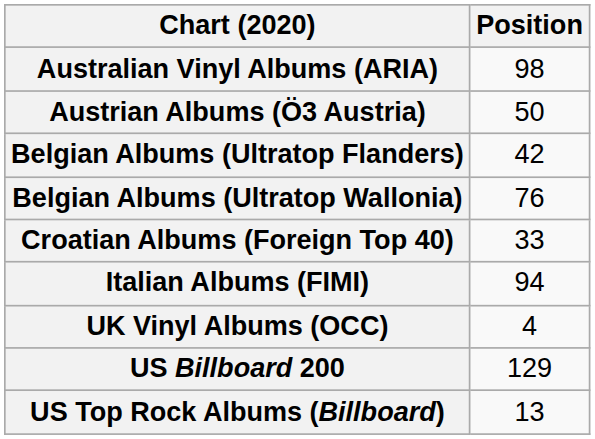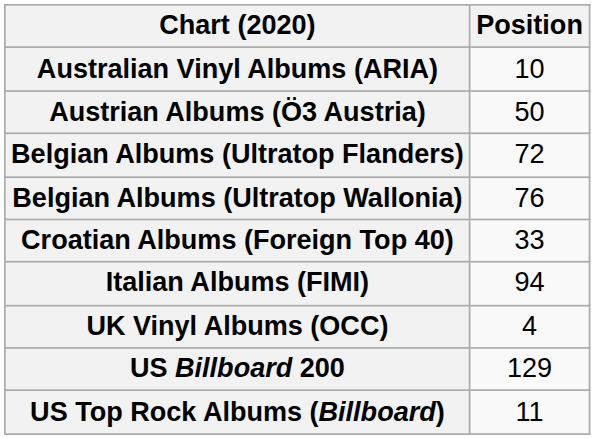(530, 68) 98 -> (530, 68) 10
(530, 154) 42 -> (530, 154) 72
(530, 411) 13 -> (530, 411) 11
